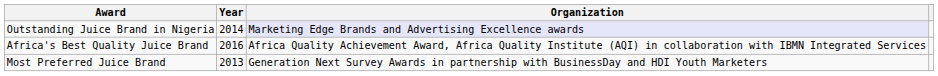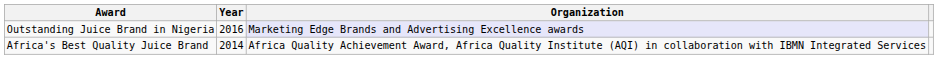(231, 29) 2014 -> (231, 29) 2016
(231, 46) 2016 -> (231, 46) 2014
- row: (86, 62)
